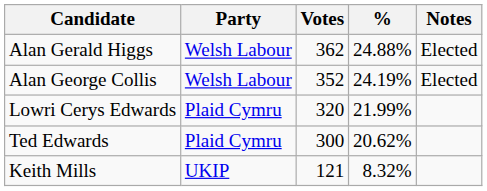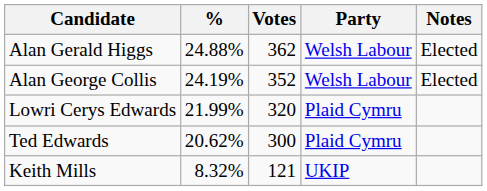columns swapped: (238, 19) <-> (382, 19)
